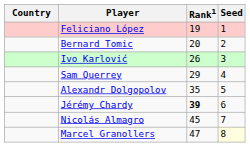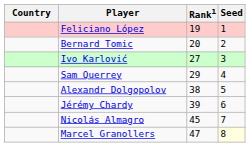(195, 59) 26 -> (195, 59) 27
(195, 89) 35 -> (195, 89) 38
(195, 104) bold -> (195, 104) normal
